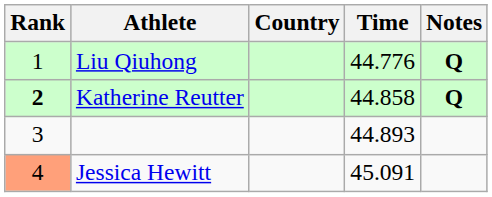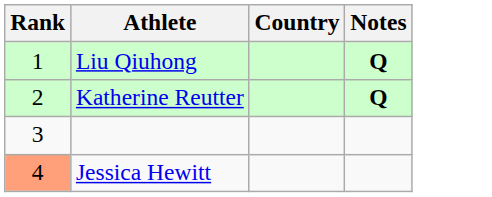- column: (383, 23)
(38, 97) bold -> (38, 97) normal
